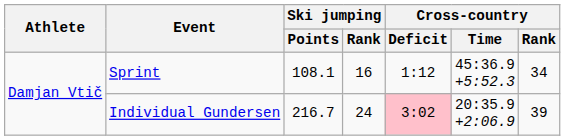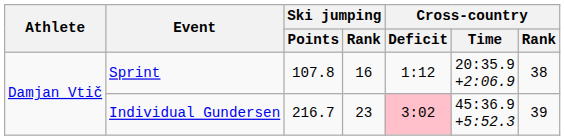(313, 73) 108.1 -> (313, 73) 107.8
(485, 73) 45:36.9 +5:52.3 -> (485, 73) 20:35.9 +2:06.9
(539, 73) 34 -> (539, 73) 38
(364, 114) 24 -> (364, 114) 23
(485, 114) 20:35.9 +2:06.9 -> (485, 114) 45:36.9 +5:52.3
